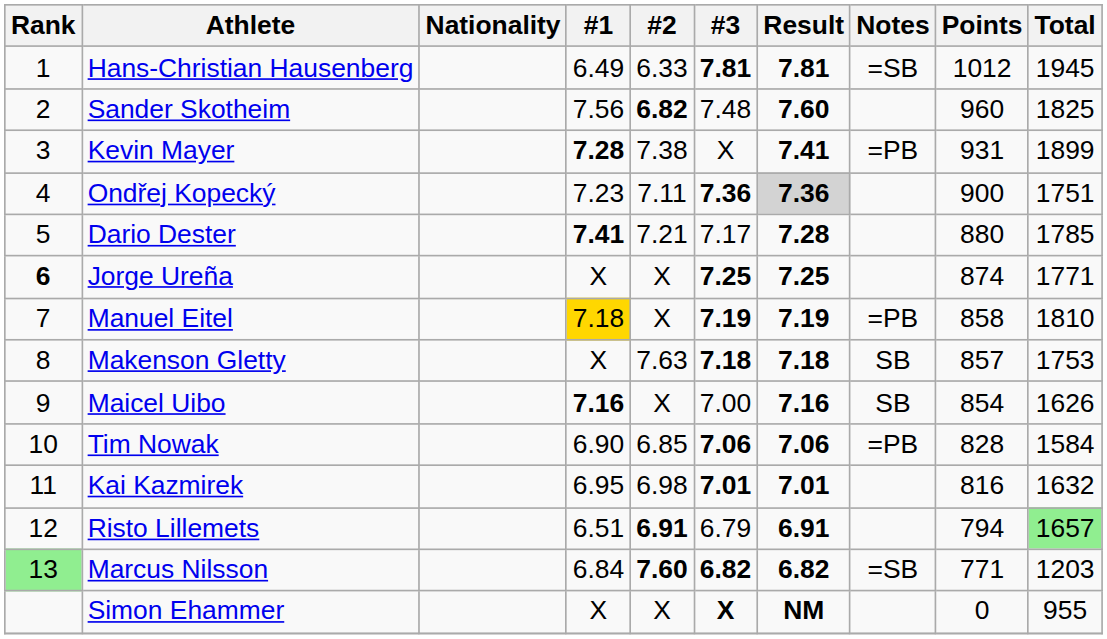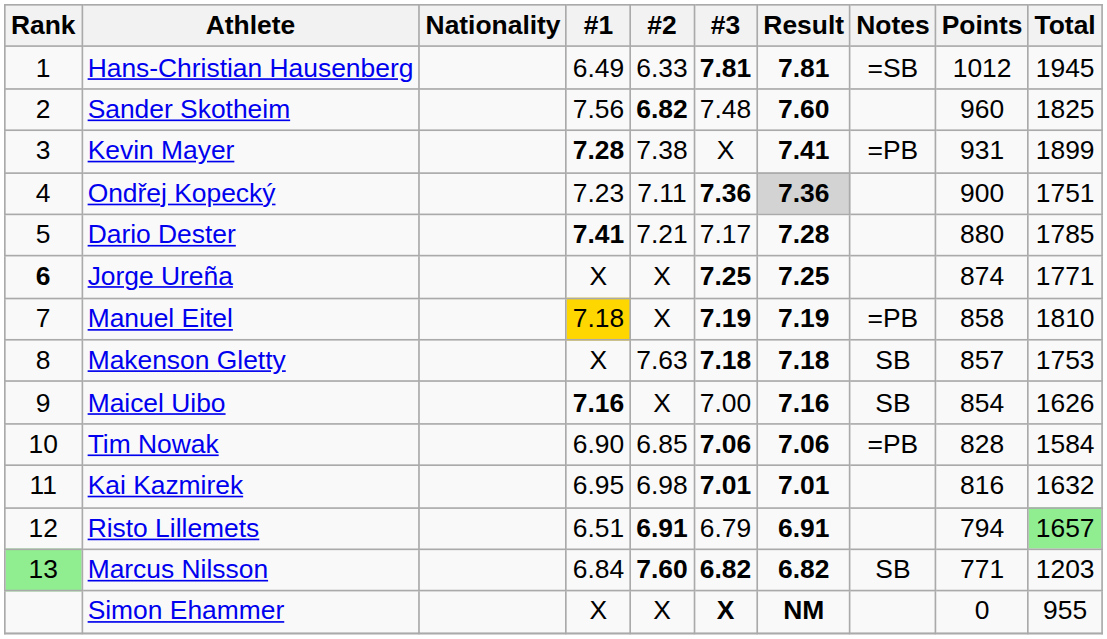(893, 569) =SB -> (893, 569) SB
